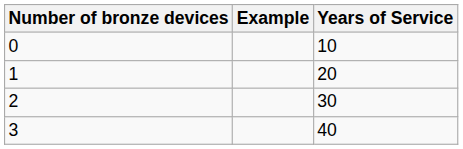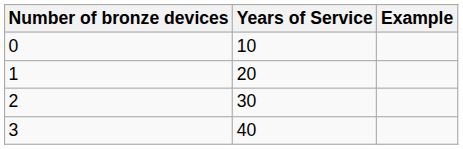columns swapped: (385, 18) <-> (273, 18)
